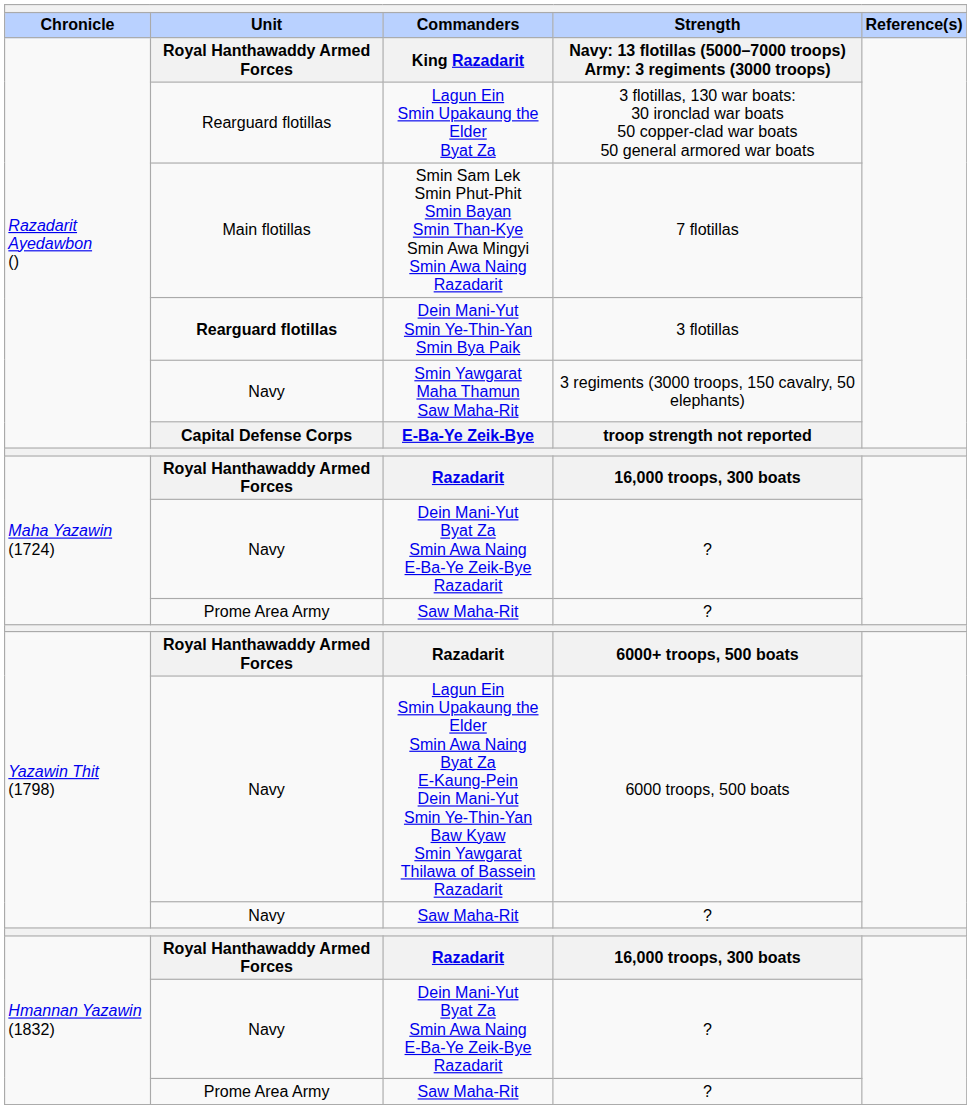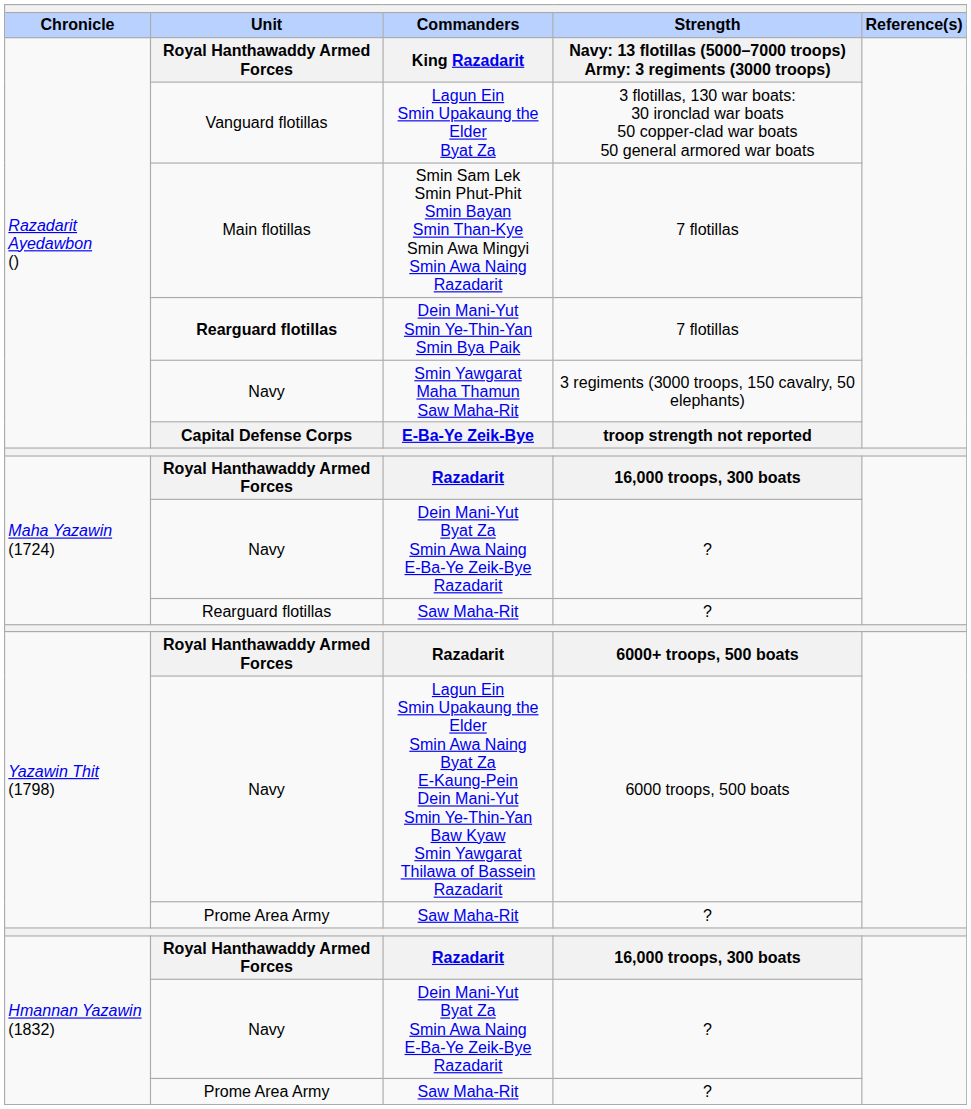(267, 122) Rearguard flotillas -> (267, 122) Vanguard flotillas
(707, 329) 3 flotillas -> (707, 329) 7 flotillas
(267, 611) Prome Area Army -> (267, 611) Rearguard flotillas
(267, 915) Navy -> (267, 915) Prome Area Army
